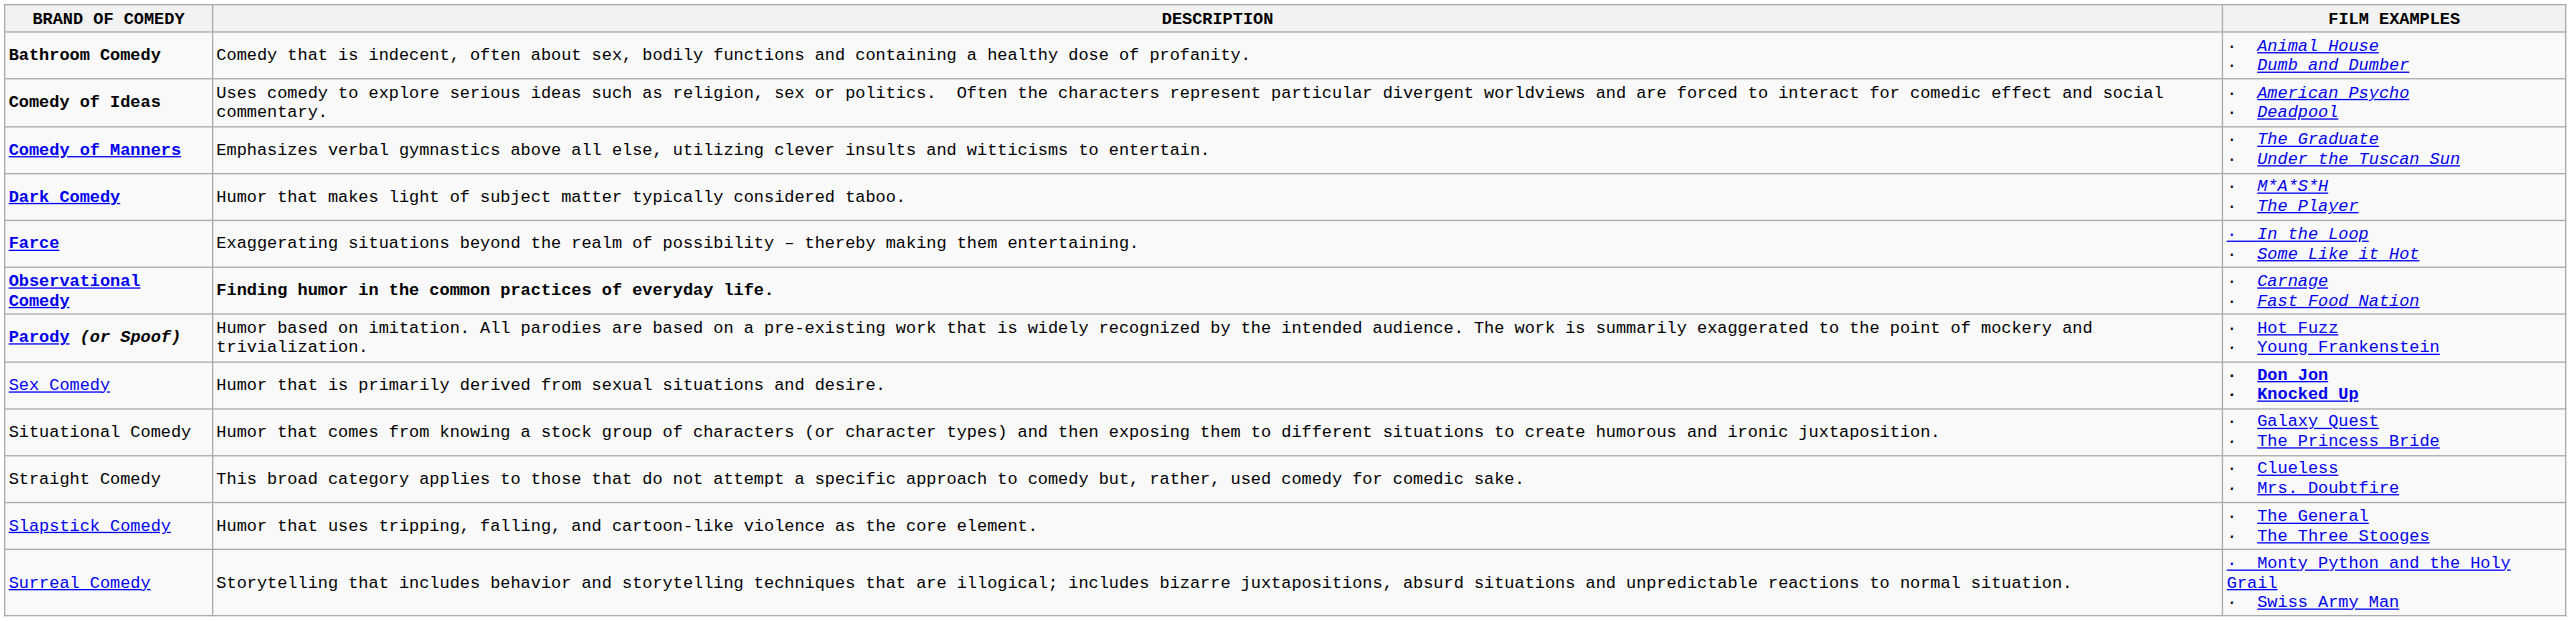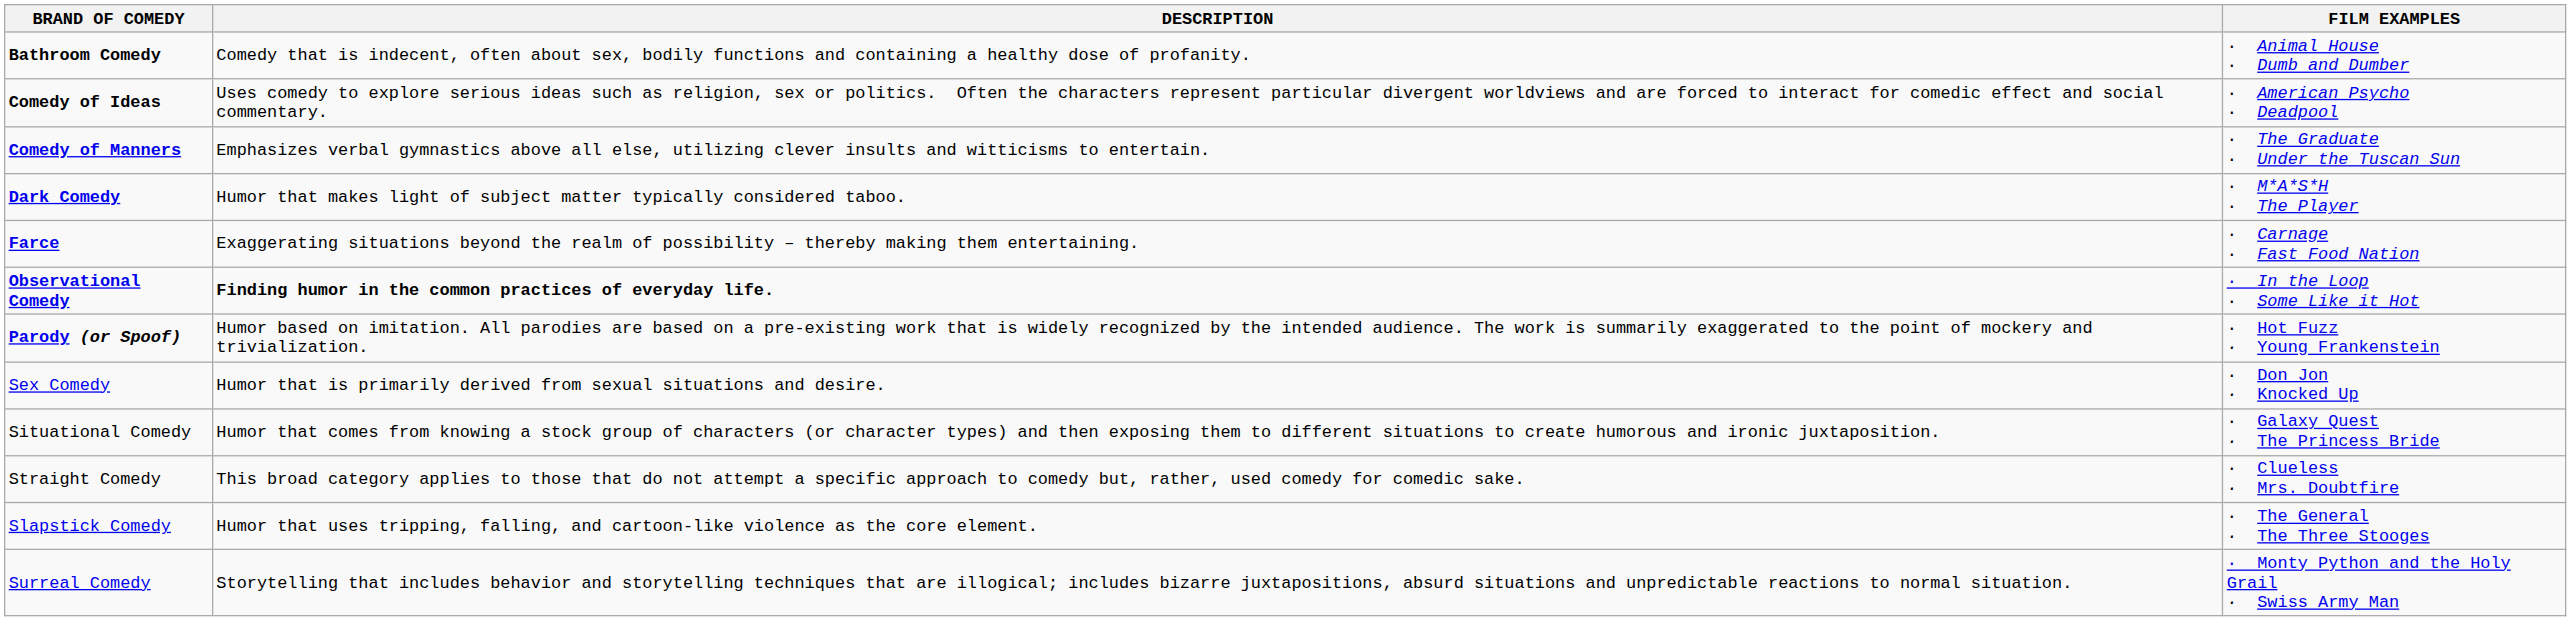(2323, 244) · In the Loop · Some Like it Hot -> (2323, 244) · Carnage · Fast Food Nation
(2323, 291) · Carnage · Fast Food Nation -> (2323, 291) · In the Loop · Some Like it Hot
(2293, 385) bold -> (2293, 385) normal
